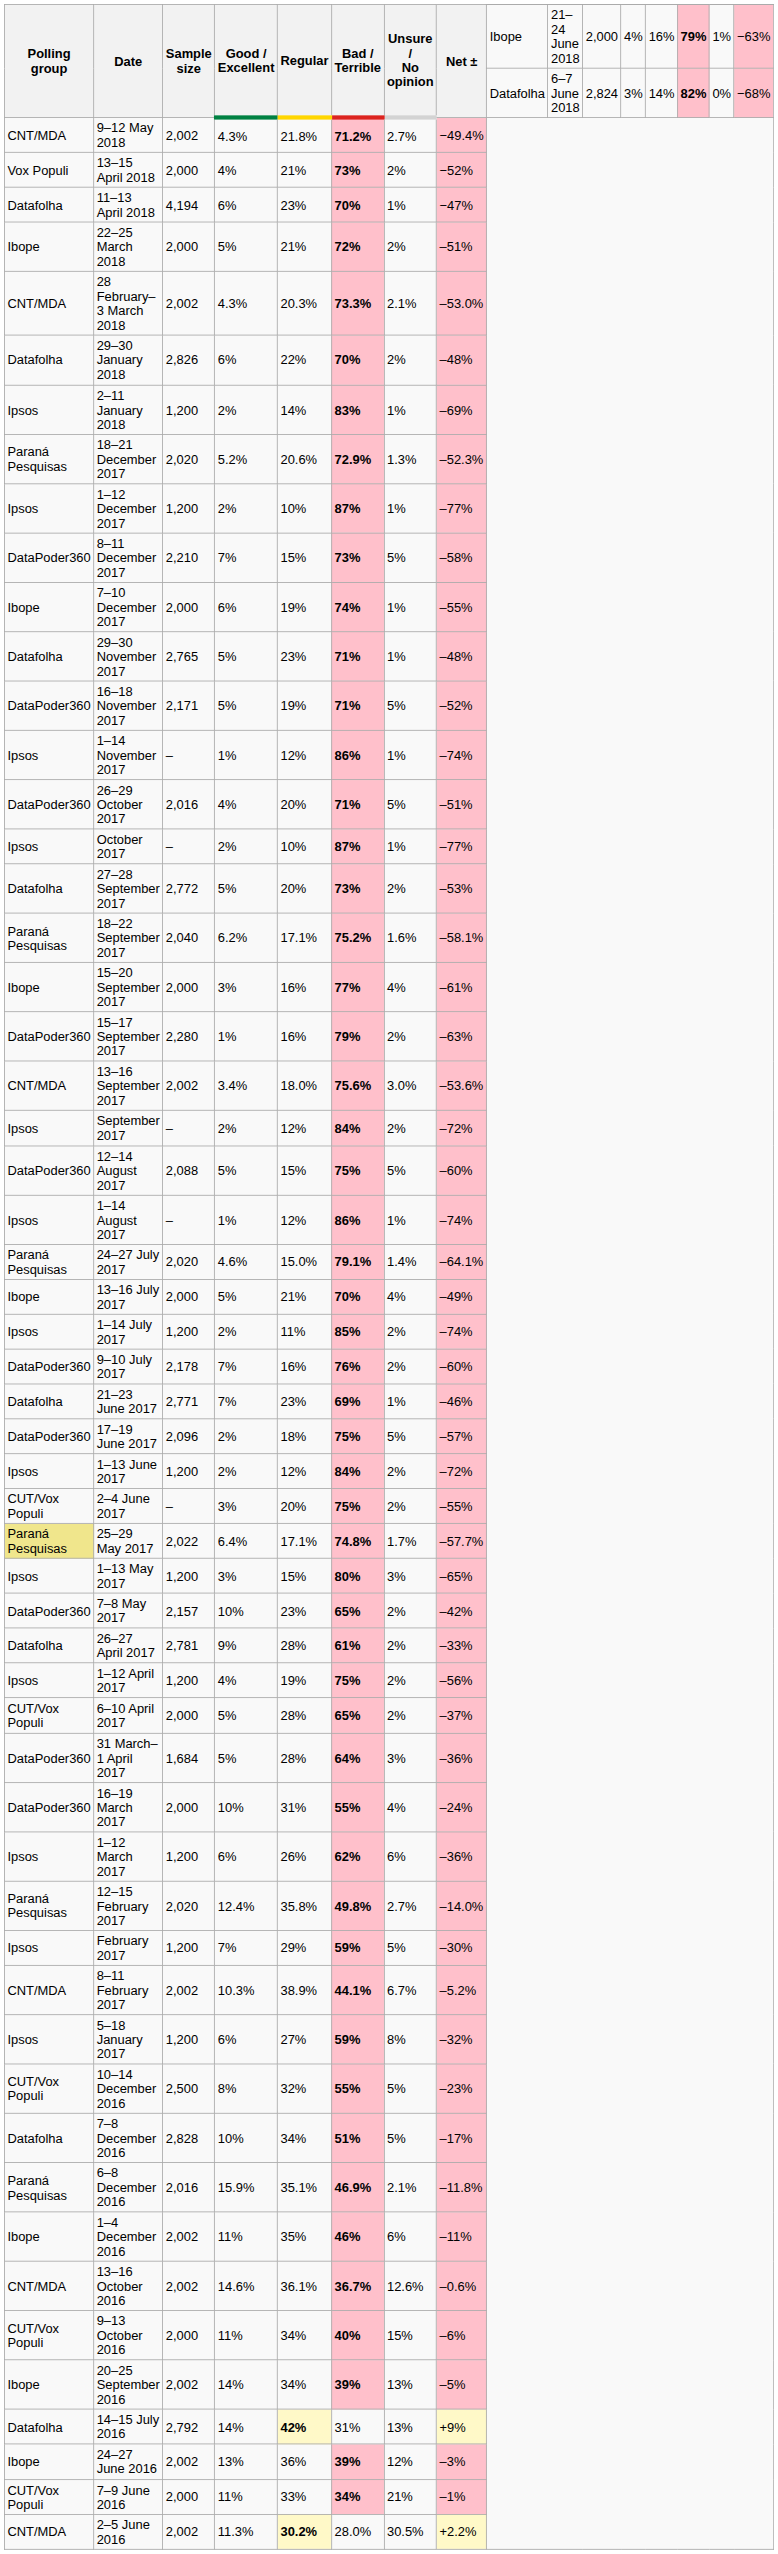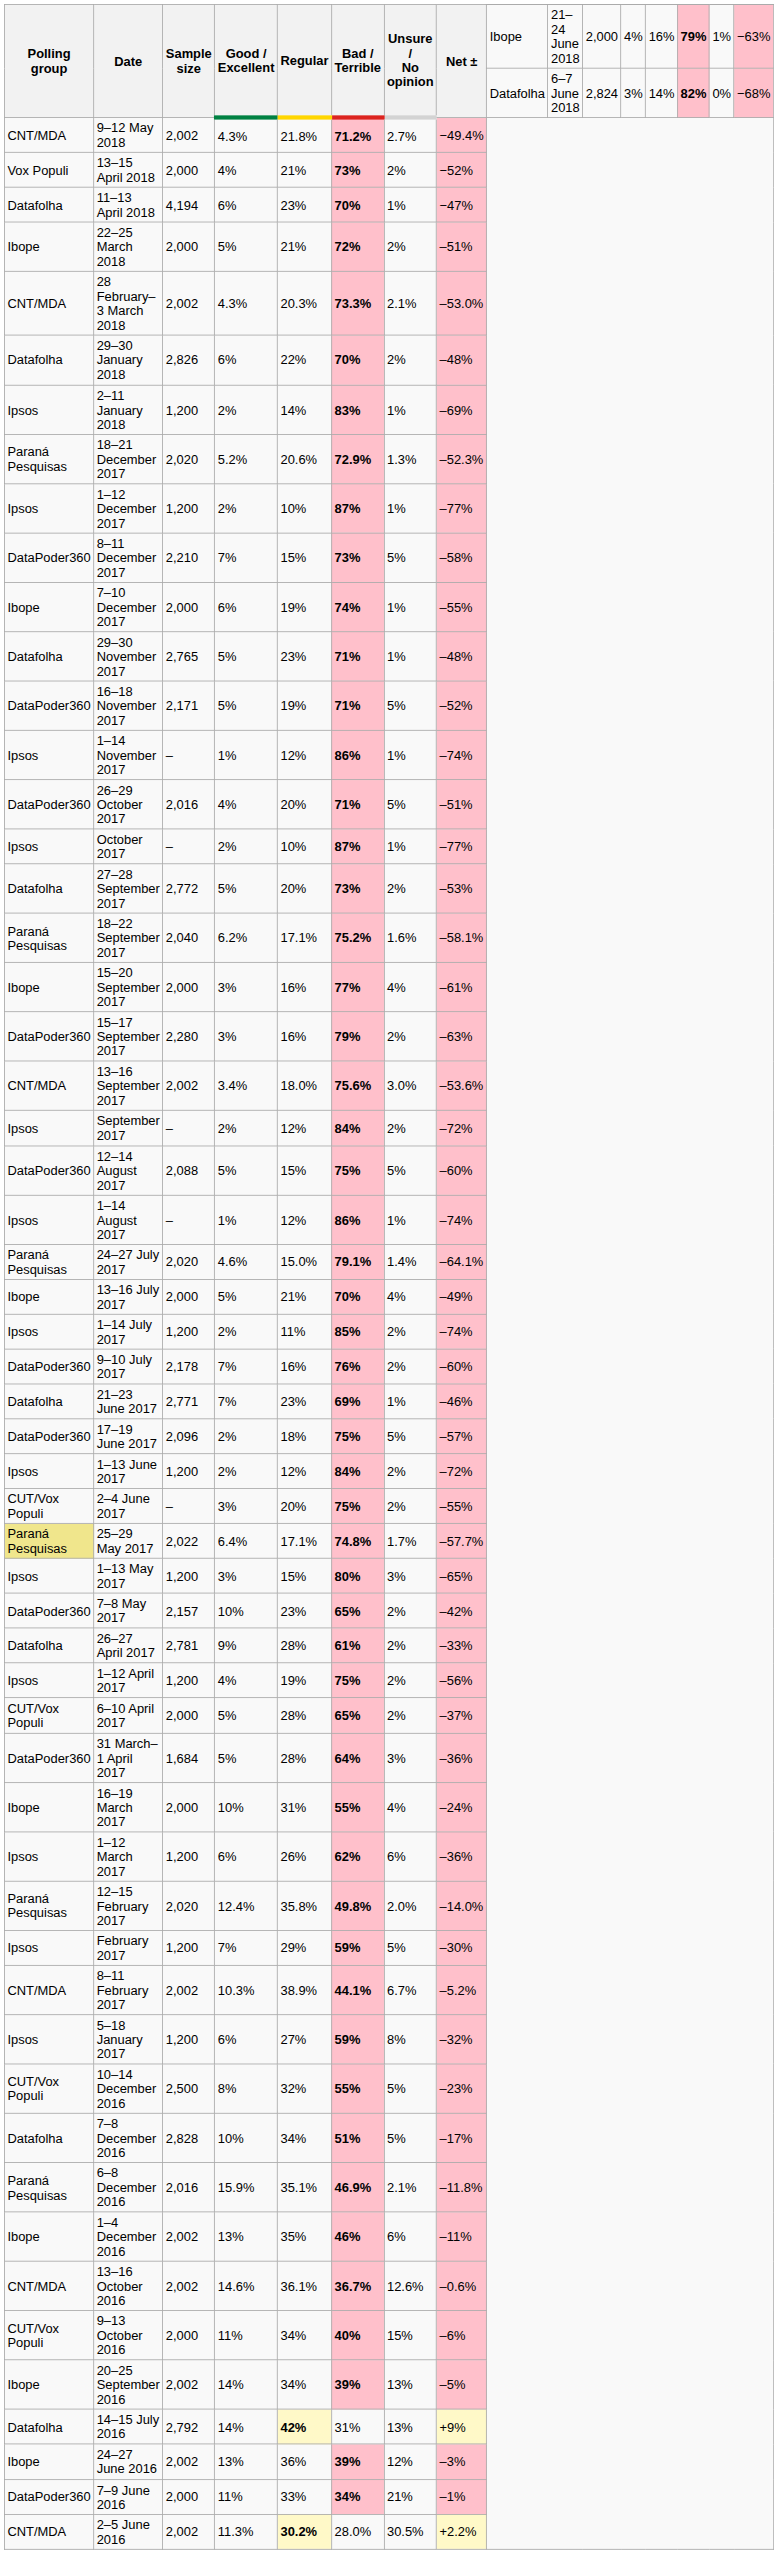(227, 1037) 1% -> (227, 1037) 3%
(49, 1807) DataPoder360 -> (24, 1807) Ibope
(402, 1906) 2.7% -> (402, 1906) 2.0%
(230, 2237) 11% -> (231, 2237) 13%
(33, 2497) CUT/Vox Populi -> (49, 2497) DataPoder360
